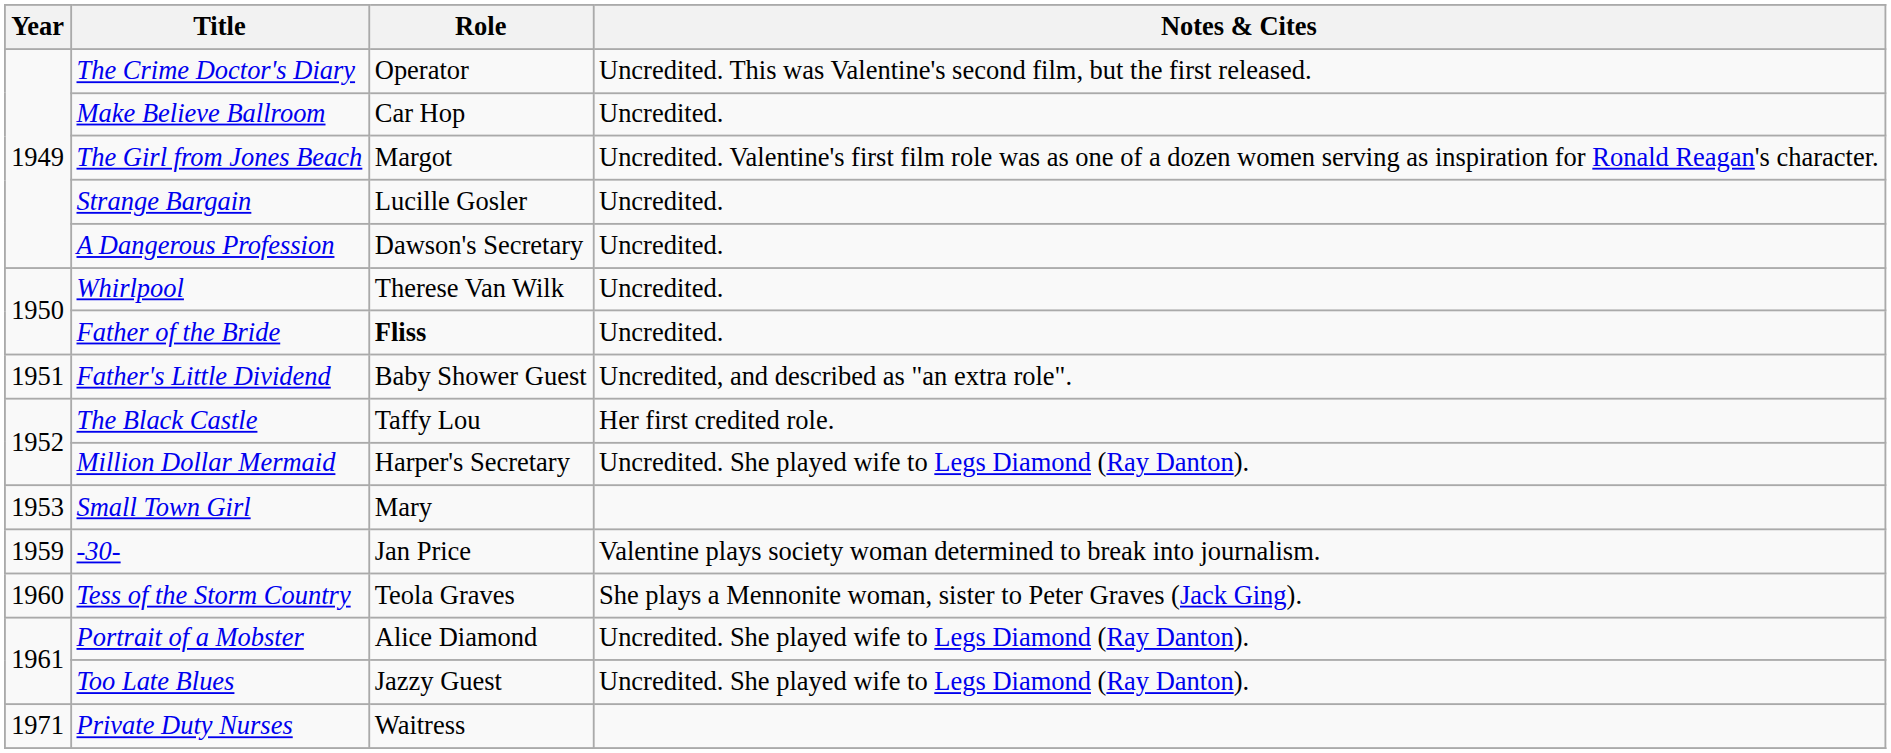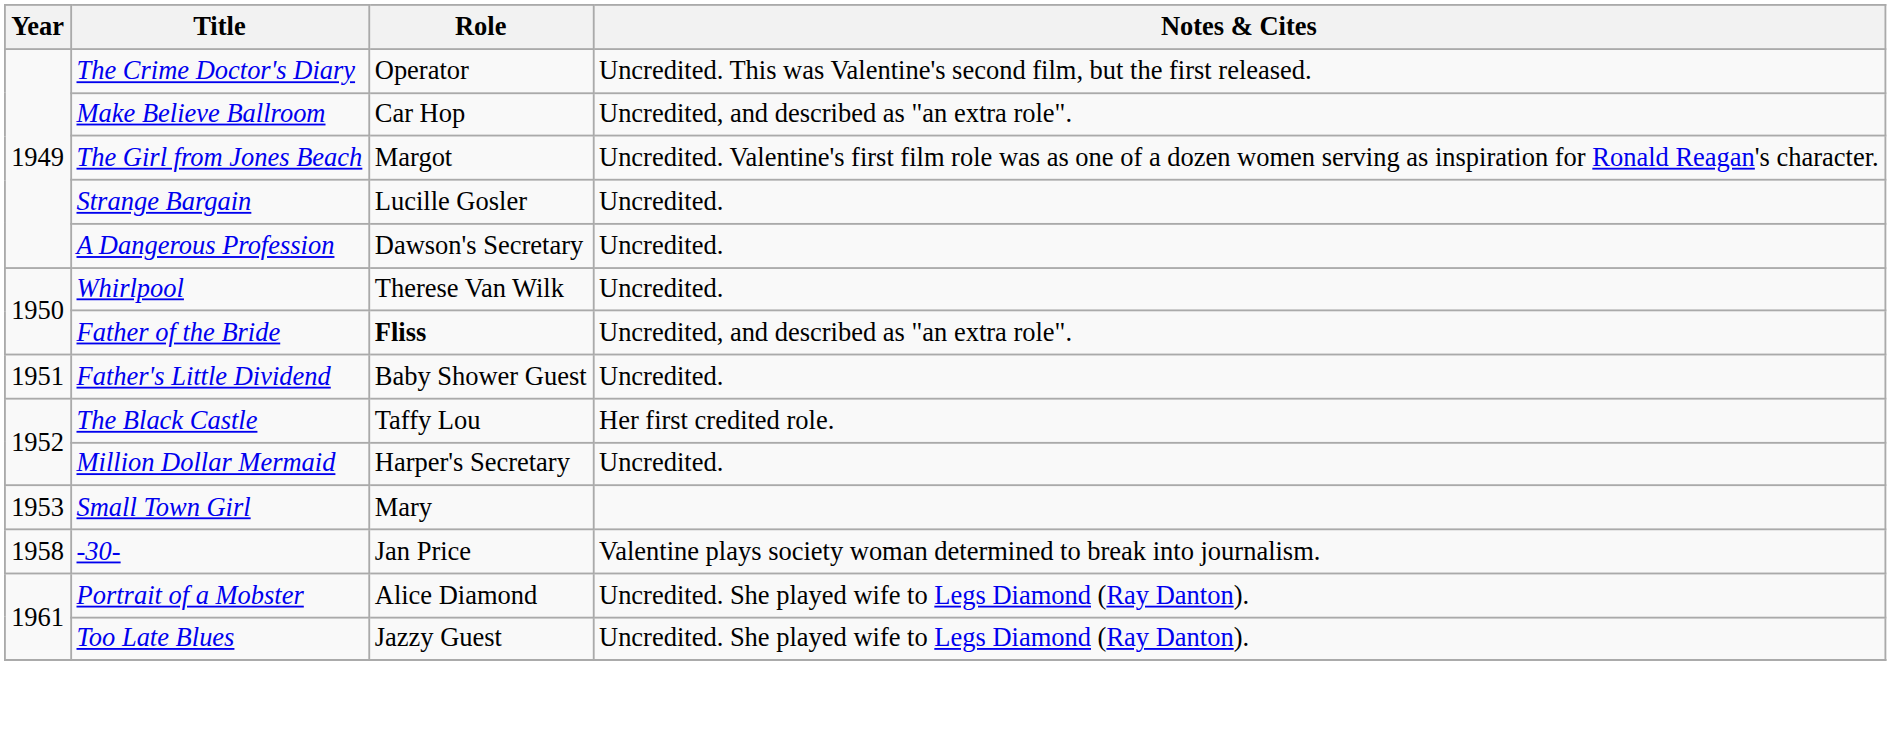(661, 114) Uncredited. -> (836, 114) Uncredited, and described as "an extra role".
(661, 332) Uncredited. -> (836, 332) Uncredited, and described as "an extra role".
(836, 376) Uncredited, and described as "an extra role". -> (661, 376) Uncredited.
(924, 463) Uncredited. She played wife to Legs Diamond (Ray Danton). -> (661, 463) Uncredited.
(38, 551) 1959 -> (38, 551) 1958
- row: (214, 594)
- row: (185, 725)
